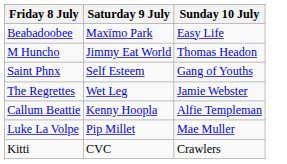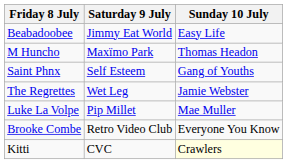(119, 33) Maxïmo Park -> (129, 33) Jimmy Eat World
(129, 52) Jimmy Eat World -> (120, 52) Maxïmo Park
- row: (44, 110)
+ row: (44, 129)
(199, 149) no background -> (200, 149) lightyellow background
